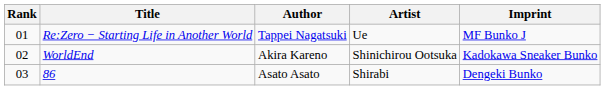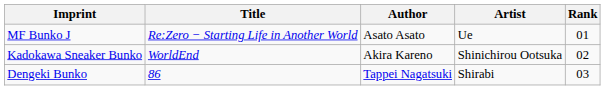columns swapped: (22, 14) <-> (530, 14)
(302, 34) Tappei Nagatsuki -> (394, 34) Asato Asato
(289, 74) Asato Asato -> (408, 74) Tappei Nagatsuki
